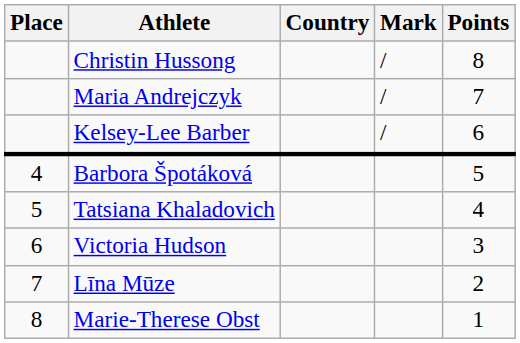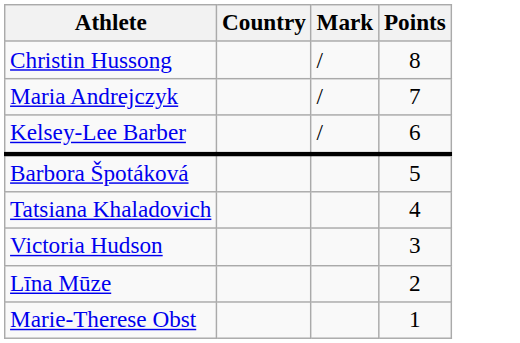- column: (36, 22)
